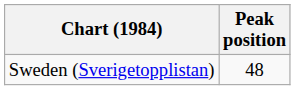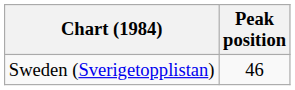(255, 69) 48 -> (255, 69) 46
